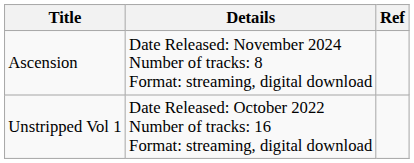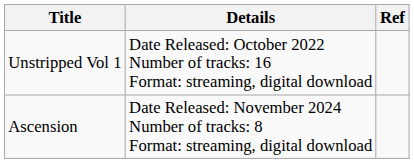rows swapped: (65, 126) <-> (43, 62)
